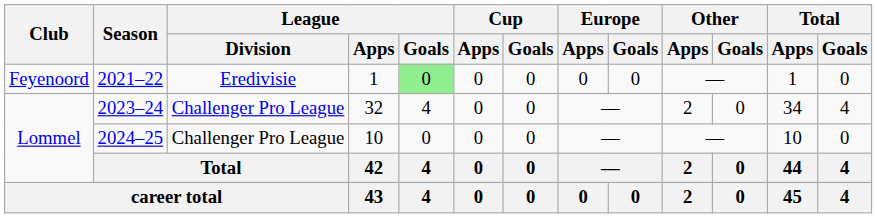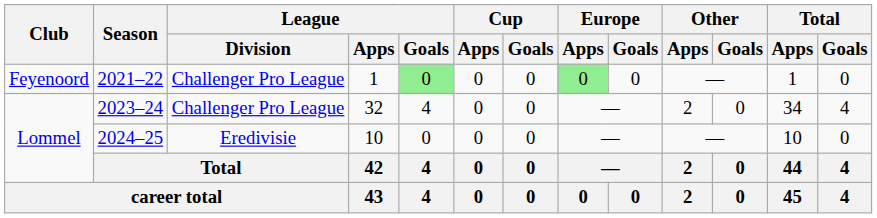(258, 78) Eredivisie -> (258, 78) Challenger Pro League
(583, 78) no background -> (583, 78) lightgreen background
(258, 138) Challenger Pro League -> (258, 138) Eredivisie
